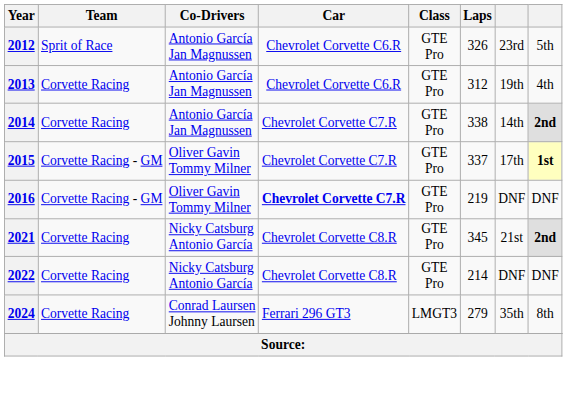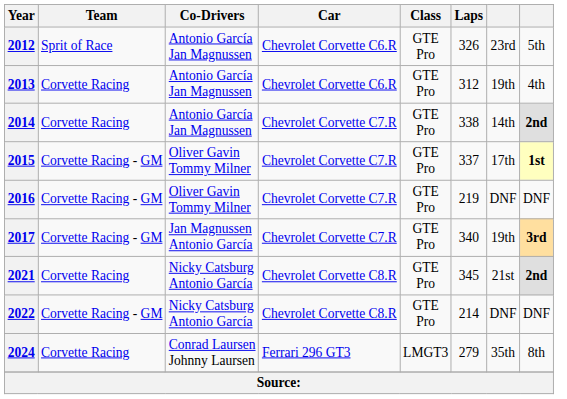(334, 199) bold -> (329, 199) normal
+ row: (21, 237)
(85, 276) Corvette Racing -> (102, 314) Corvette Racing - GM
